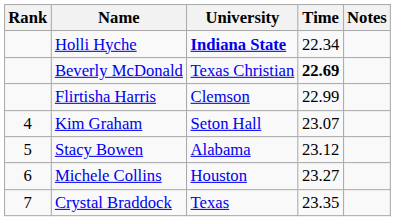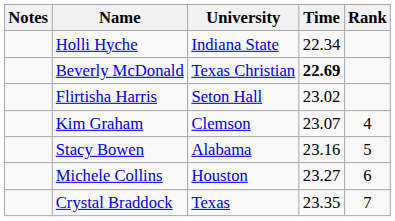columns swapped: (28, 17) <-> (367, 17)
(238, 44) bold -> (235, 44) normal
(220, 96) Clemson -> (227, 96) Seton Hall
(321, 96) 22.99 -> (322, 96) 23.02
(226, 123) Seton Hall -> (221, 123) Clemson
(321, 149) 23.12 -> (322, 149) 23.16
